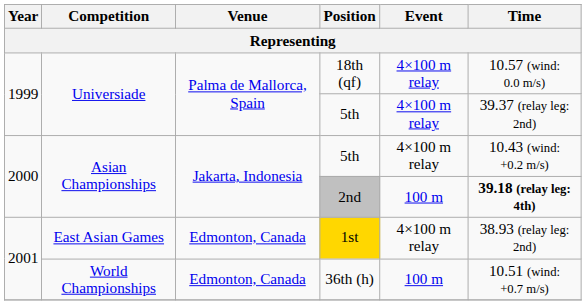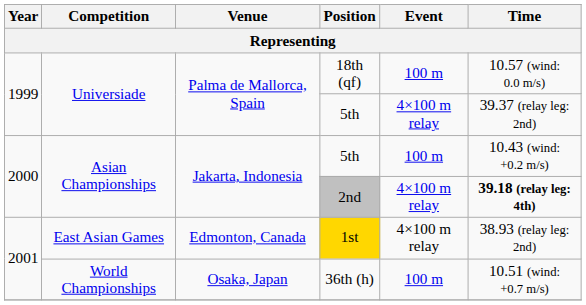(424, 73) 4×100 m relay -> (424, 73) 100 m
(424, 155) 4×100 m relay -> (424, 155) 100 m
(424, 196) 100 m -> (424, 196) 4×100 m relay
(248, 279) Edmonton, Canada -> (248, 279) Osaka, Japan
